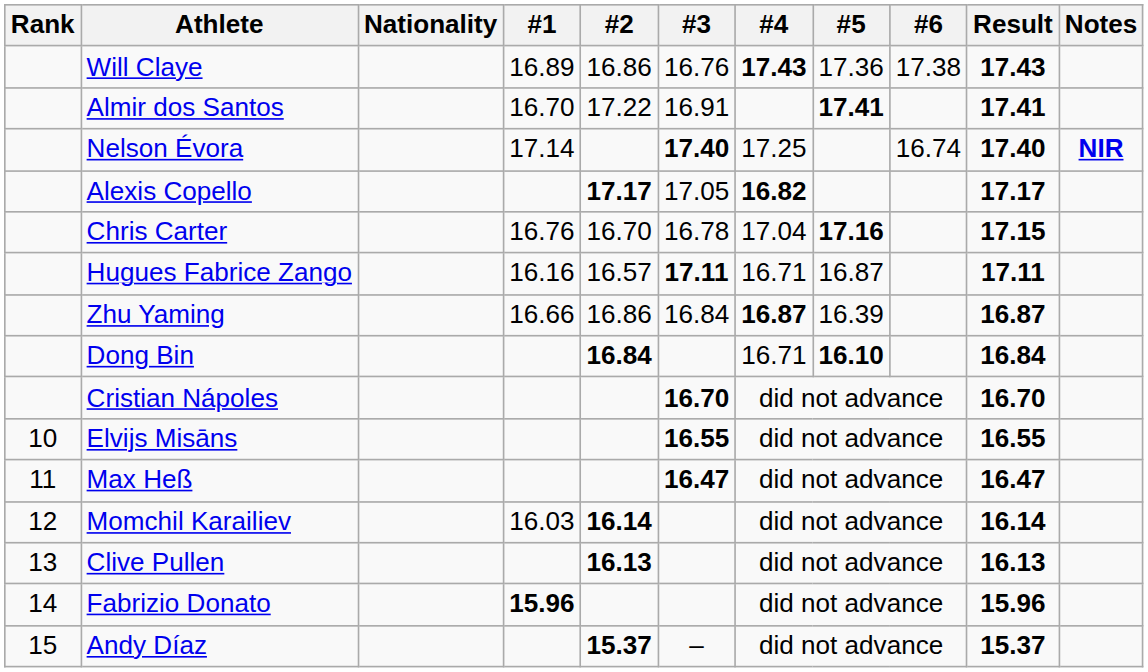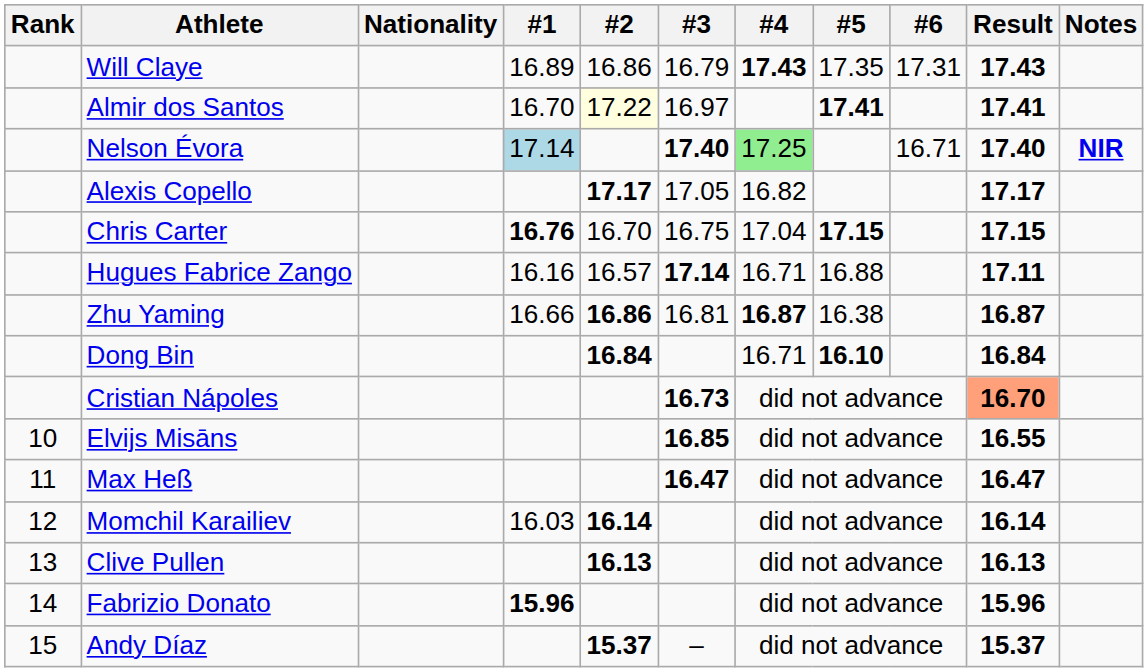(697, 66) 16.76 -> (697, 66) 16.79
(851, 66) 17.36 -> (851, 66) 17.35
(928, 66) 17.38 -> (928, 66) 17.31
(619, 107) no background -> (619, 107) lightyellow background
(697, 107) 16.91 -> (697, 107) 16.97
(542, 149) no background -> (542, 149) lightblue background
(774, 149) no background -> (774, 149) lightgreen background
(928, 149) 16.74 -> (928, 149) 16.71
(774, 190) bold -> (774, 190) normal
(542, 231) normal -> (542, 231) bold
(697, 231) 16.78 -> (697, 231) 16.75
(851, 231) 17.16 -> (851, 231) 17.15
(697, 273) 17.11 -> (697, 273) 17.14
(851, 273) 16.87 -> (851, 273) 16.88
(619, 314) normal -> (619, 314) bold
(697, 314) 16.84 -> (697, 314) 16.81
(851, 314) 16.39 -> (851, 314) 16.38
(697, 397) 16.70 -> (697, 397) 16.73
(1013, 397) no background -> (1013, 397) lightsalmon background
(697, 438) 16.55 -> (697, 438) 16.85
